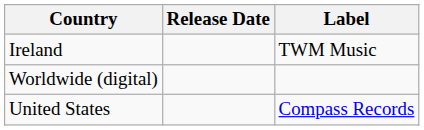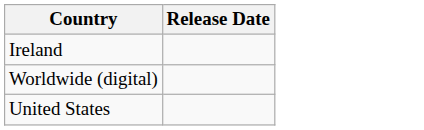- column: (346, 19)
